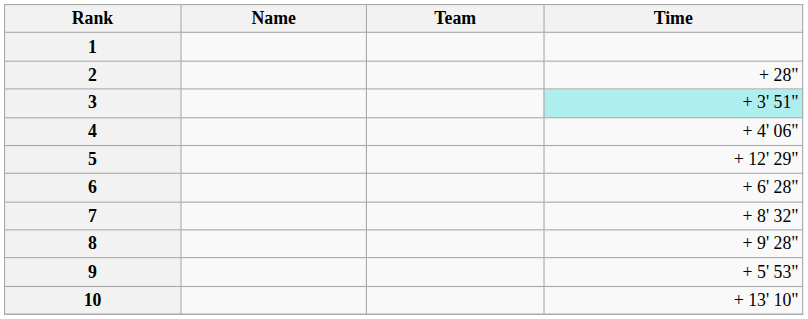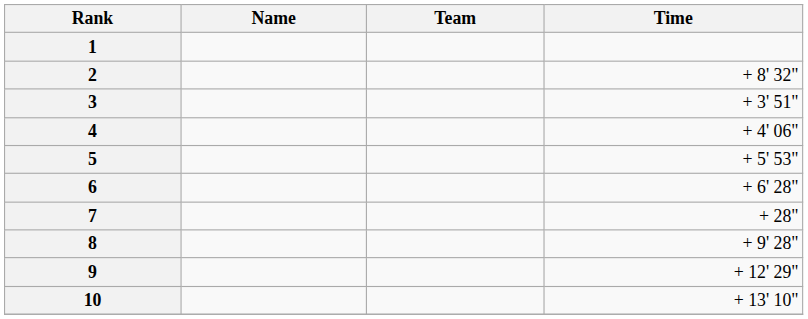(779, 74) + 28" -> (771, 74) + 8' 32"
(771, 103) paleturquoise background -> (771, 103) no background
(766, 159) + 12' 29" -> (771, 159) + 5' 53"
(771, 215) + 8' 32" -> (779, 215) + 28"
(771, 272) + 5' 53" -> (766, 272) + 12' 29"
